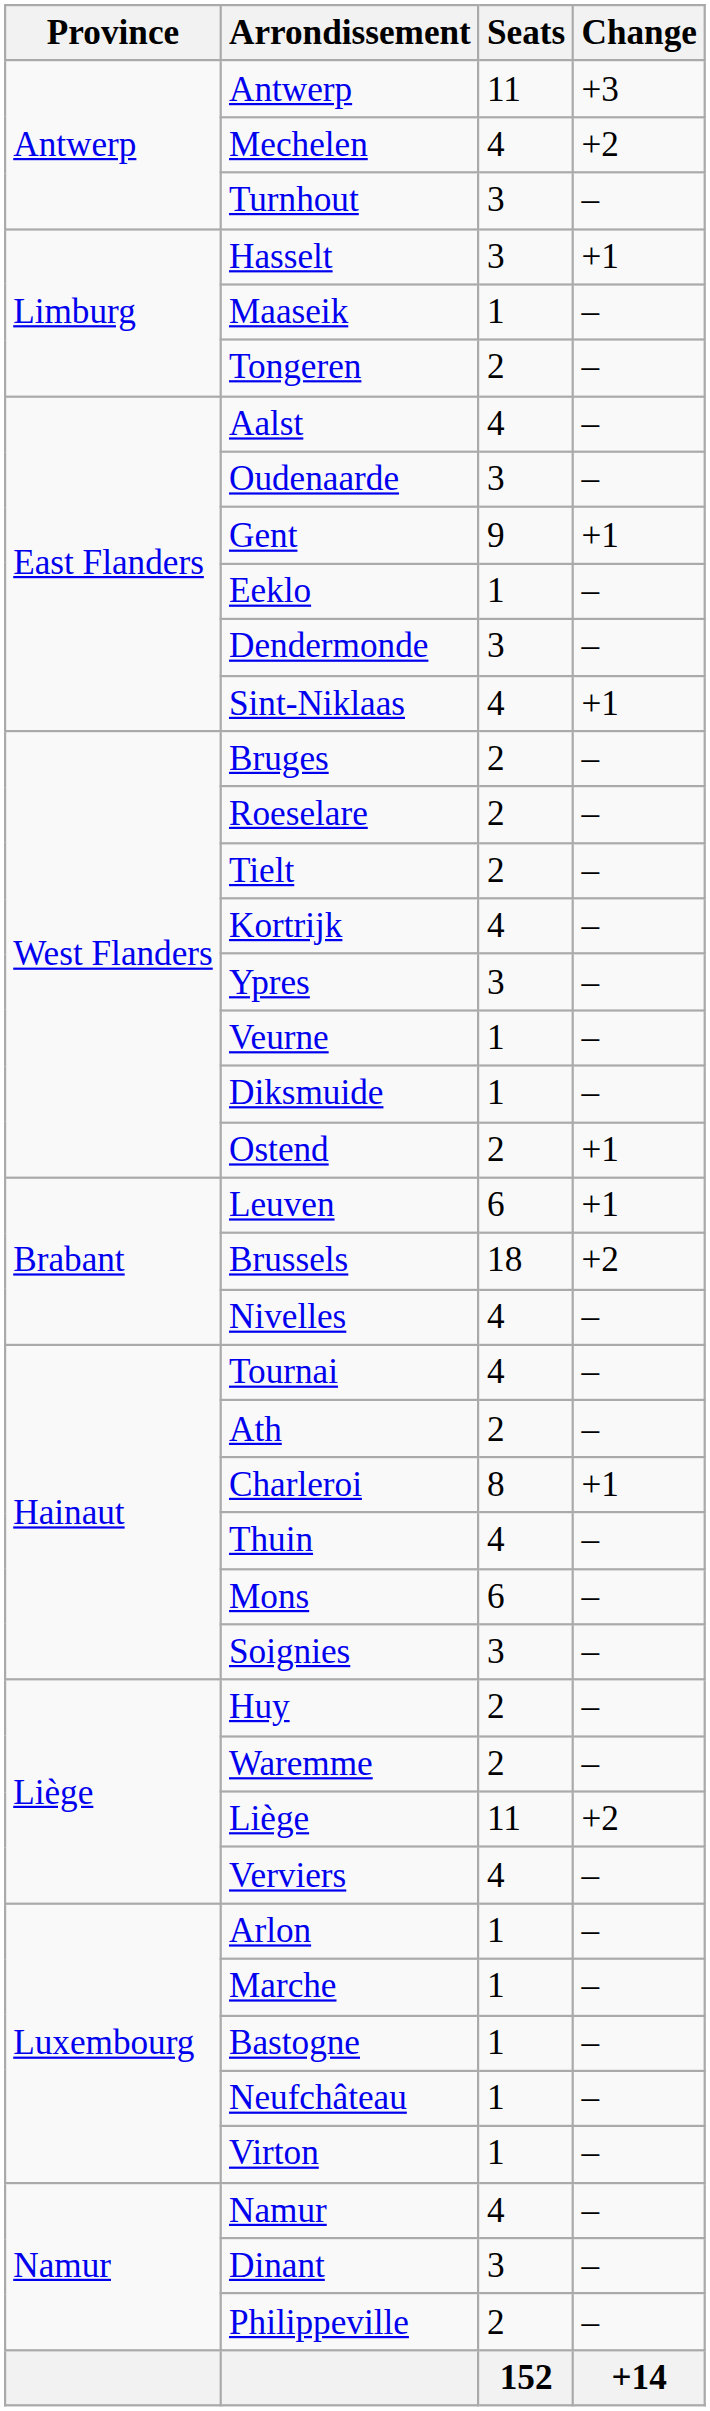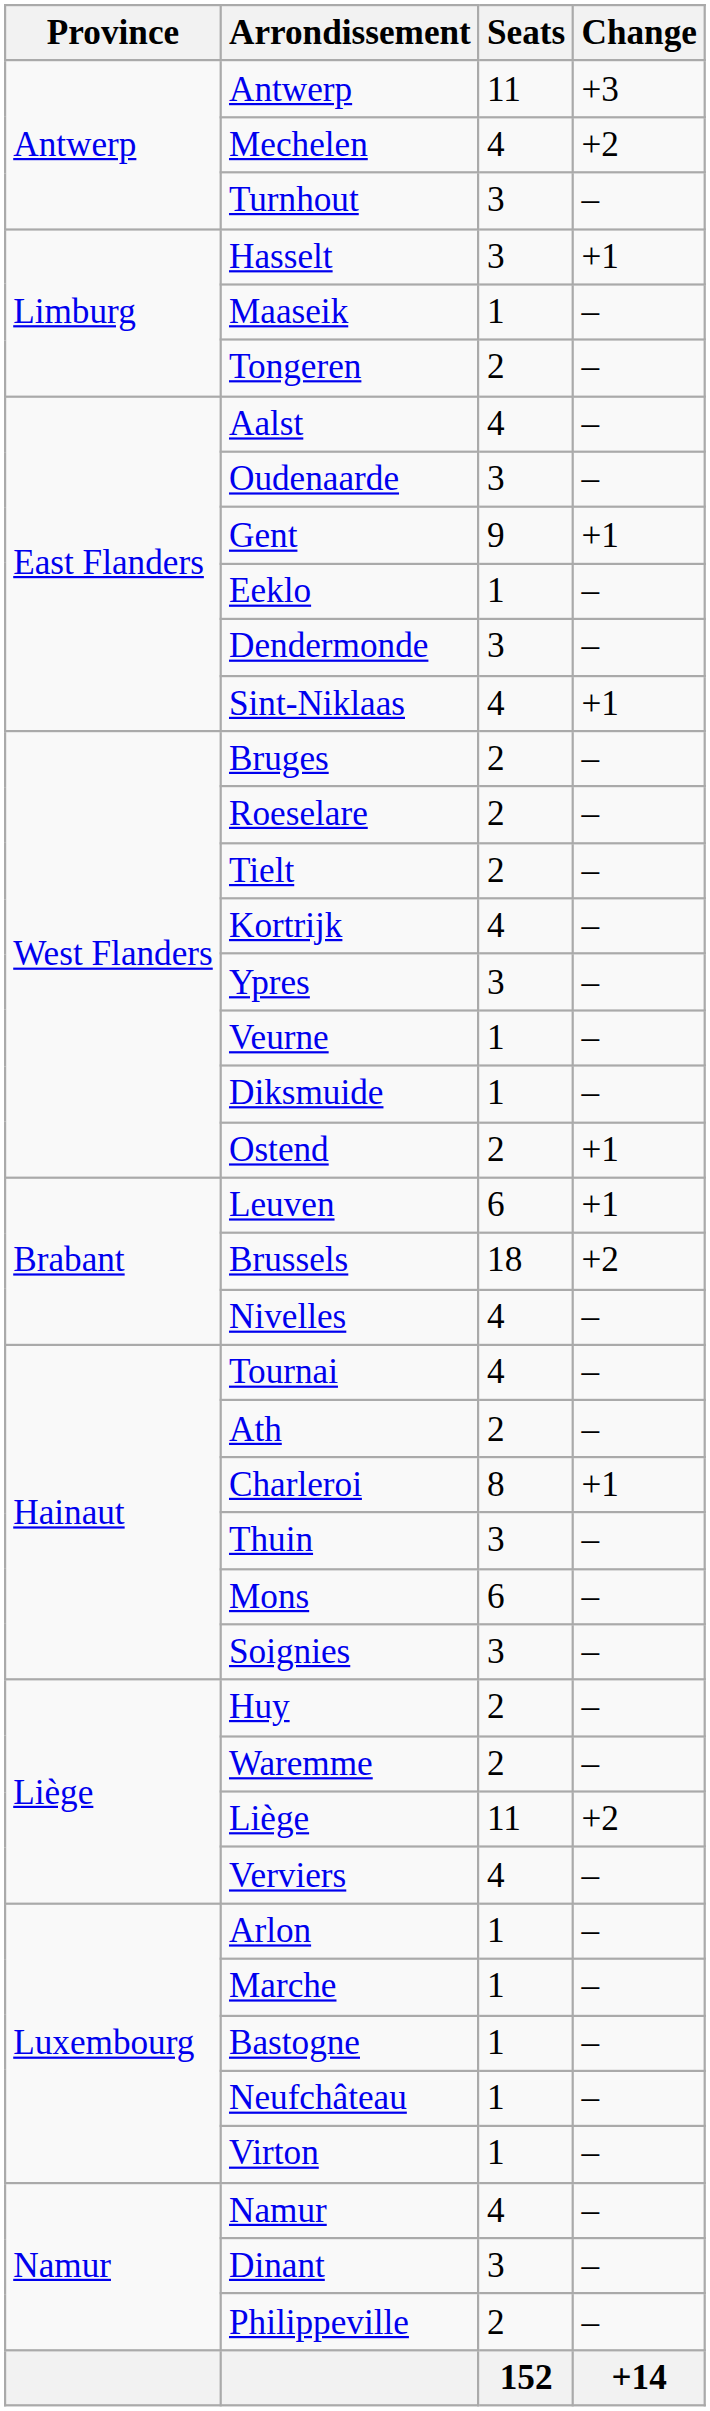(496, 1539) 4 -> (496, 1539) 3
